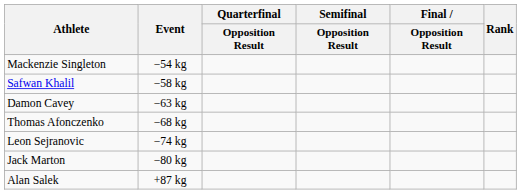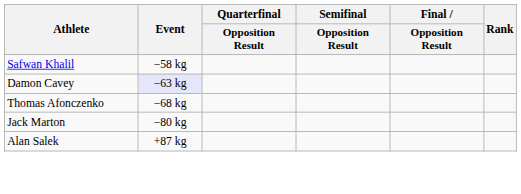- row: (57, 64)
(170, 103) no background -> (170, 84) lavender background
- row: (45, 141)
